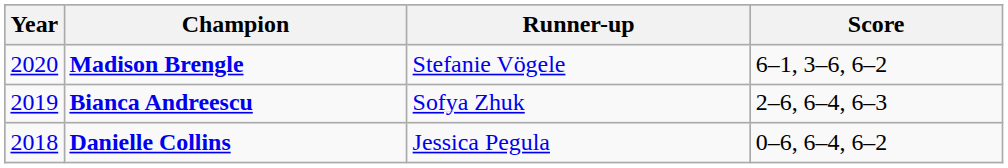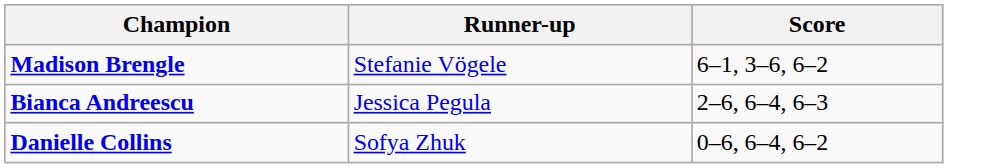- column: (34, 24)
(469, 103) Sofya Zhuk -> (422, 103) Jessica Pegula
(481, 142) Jessica Pegula -> (410, 142) Sofya Zhuk
